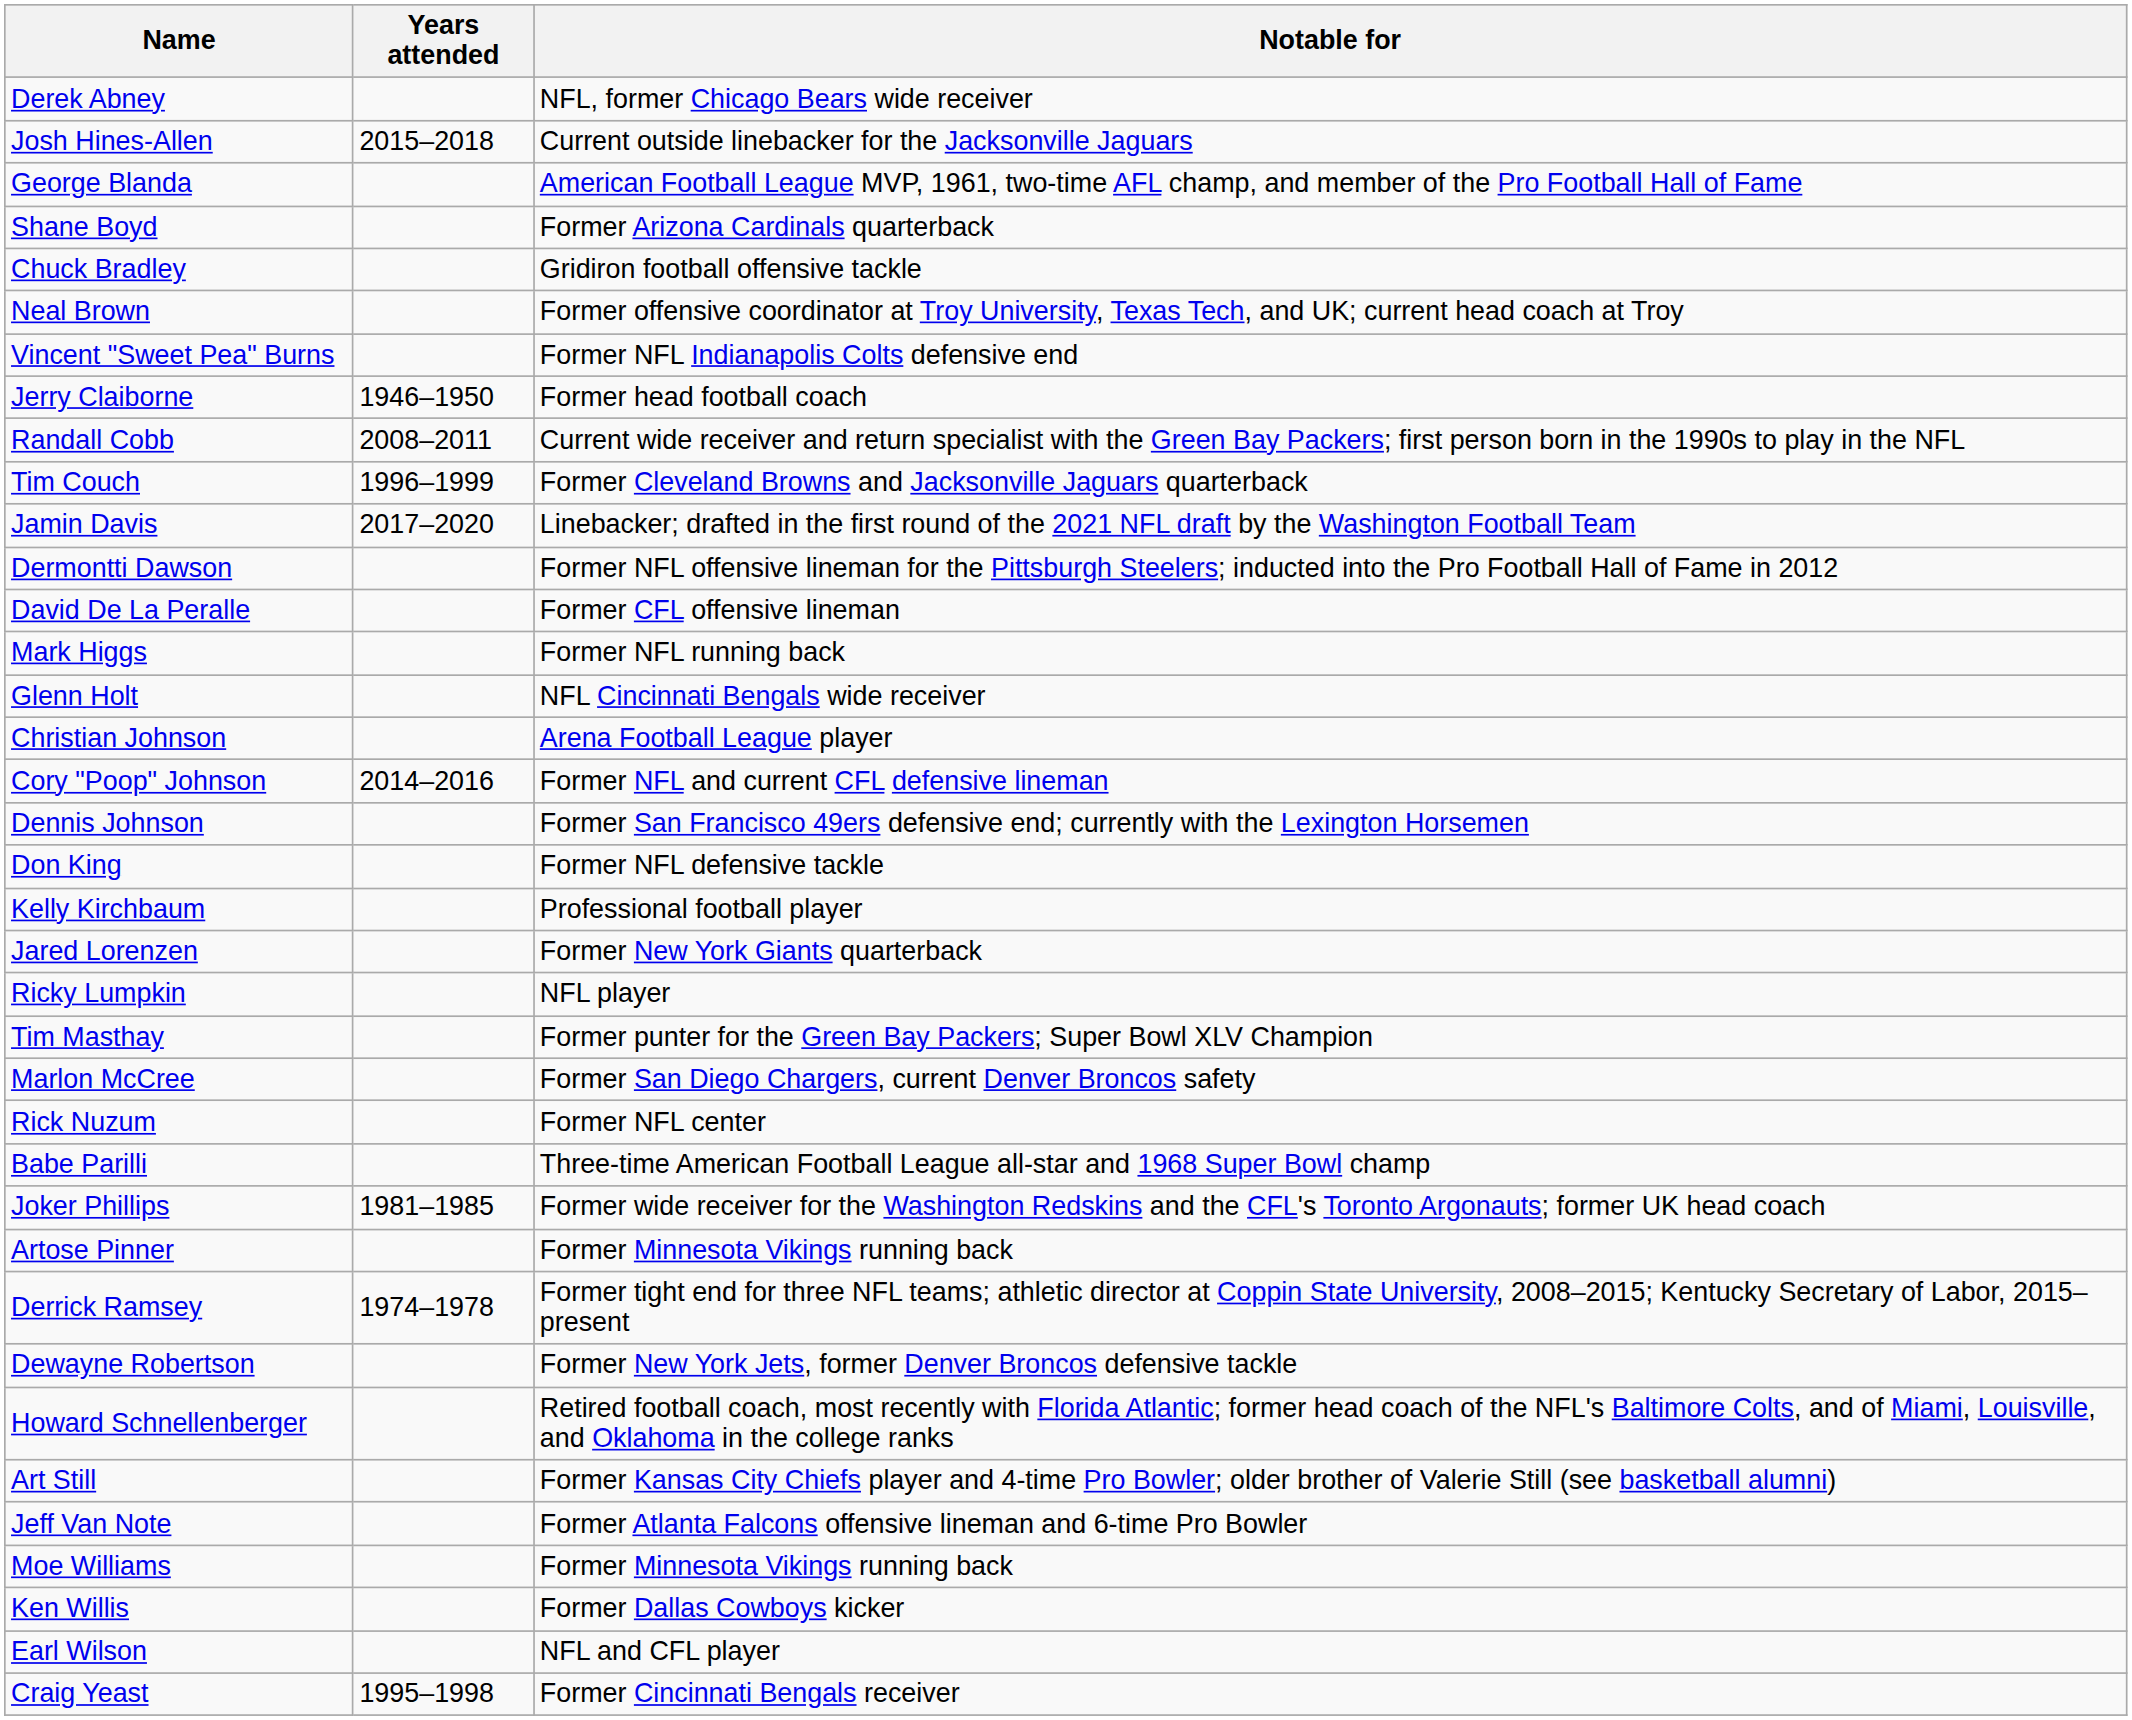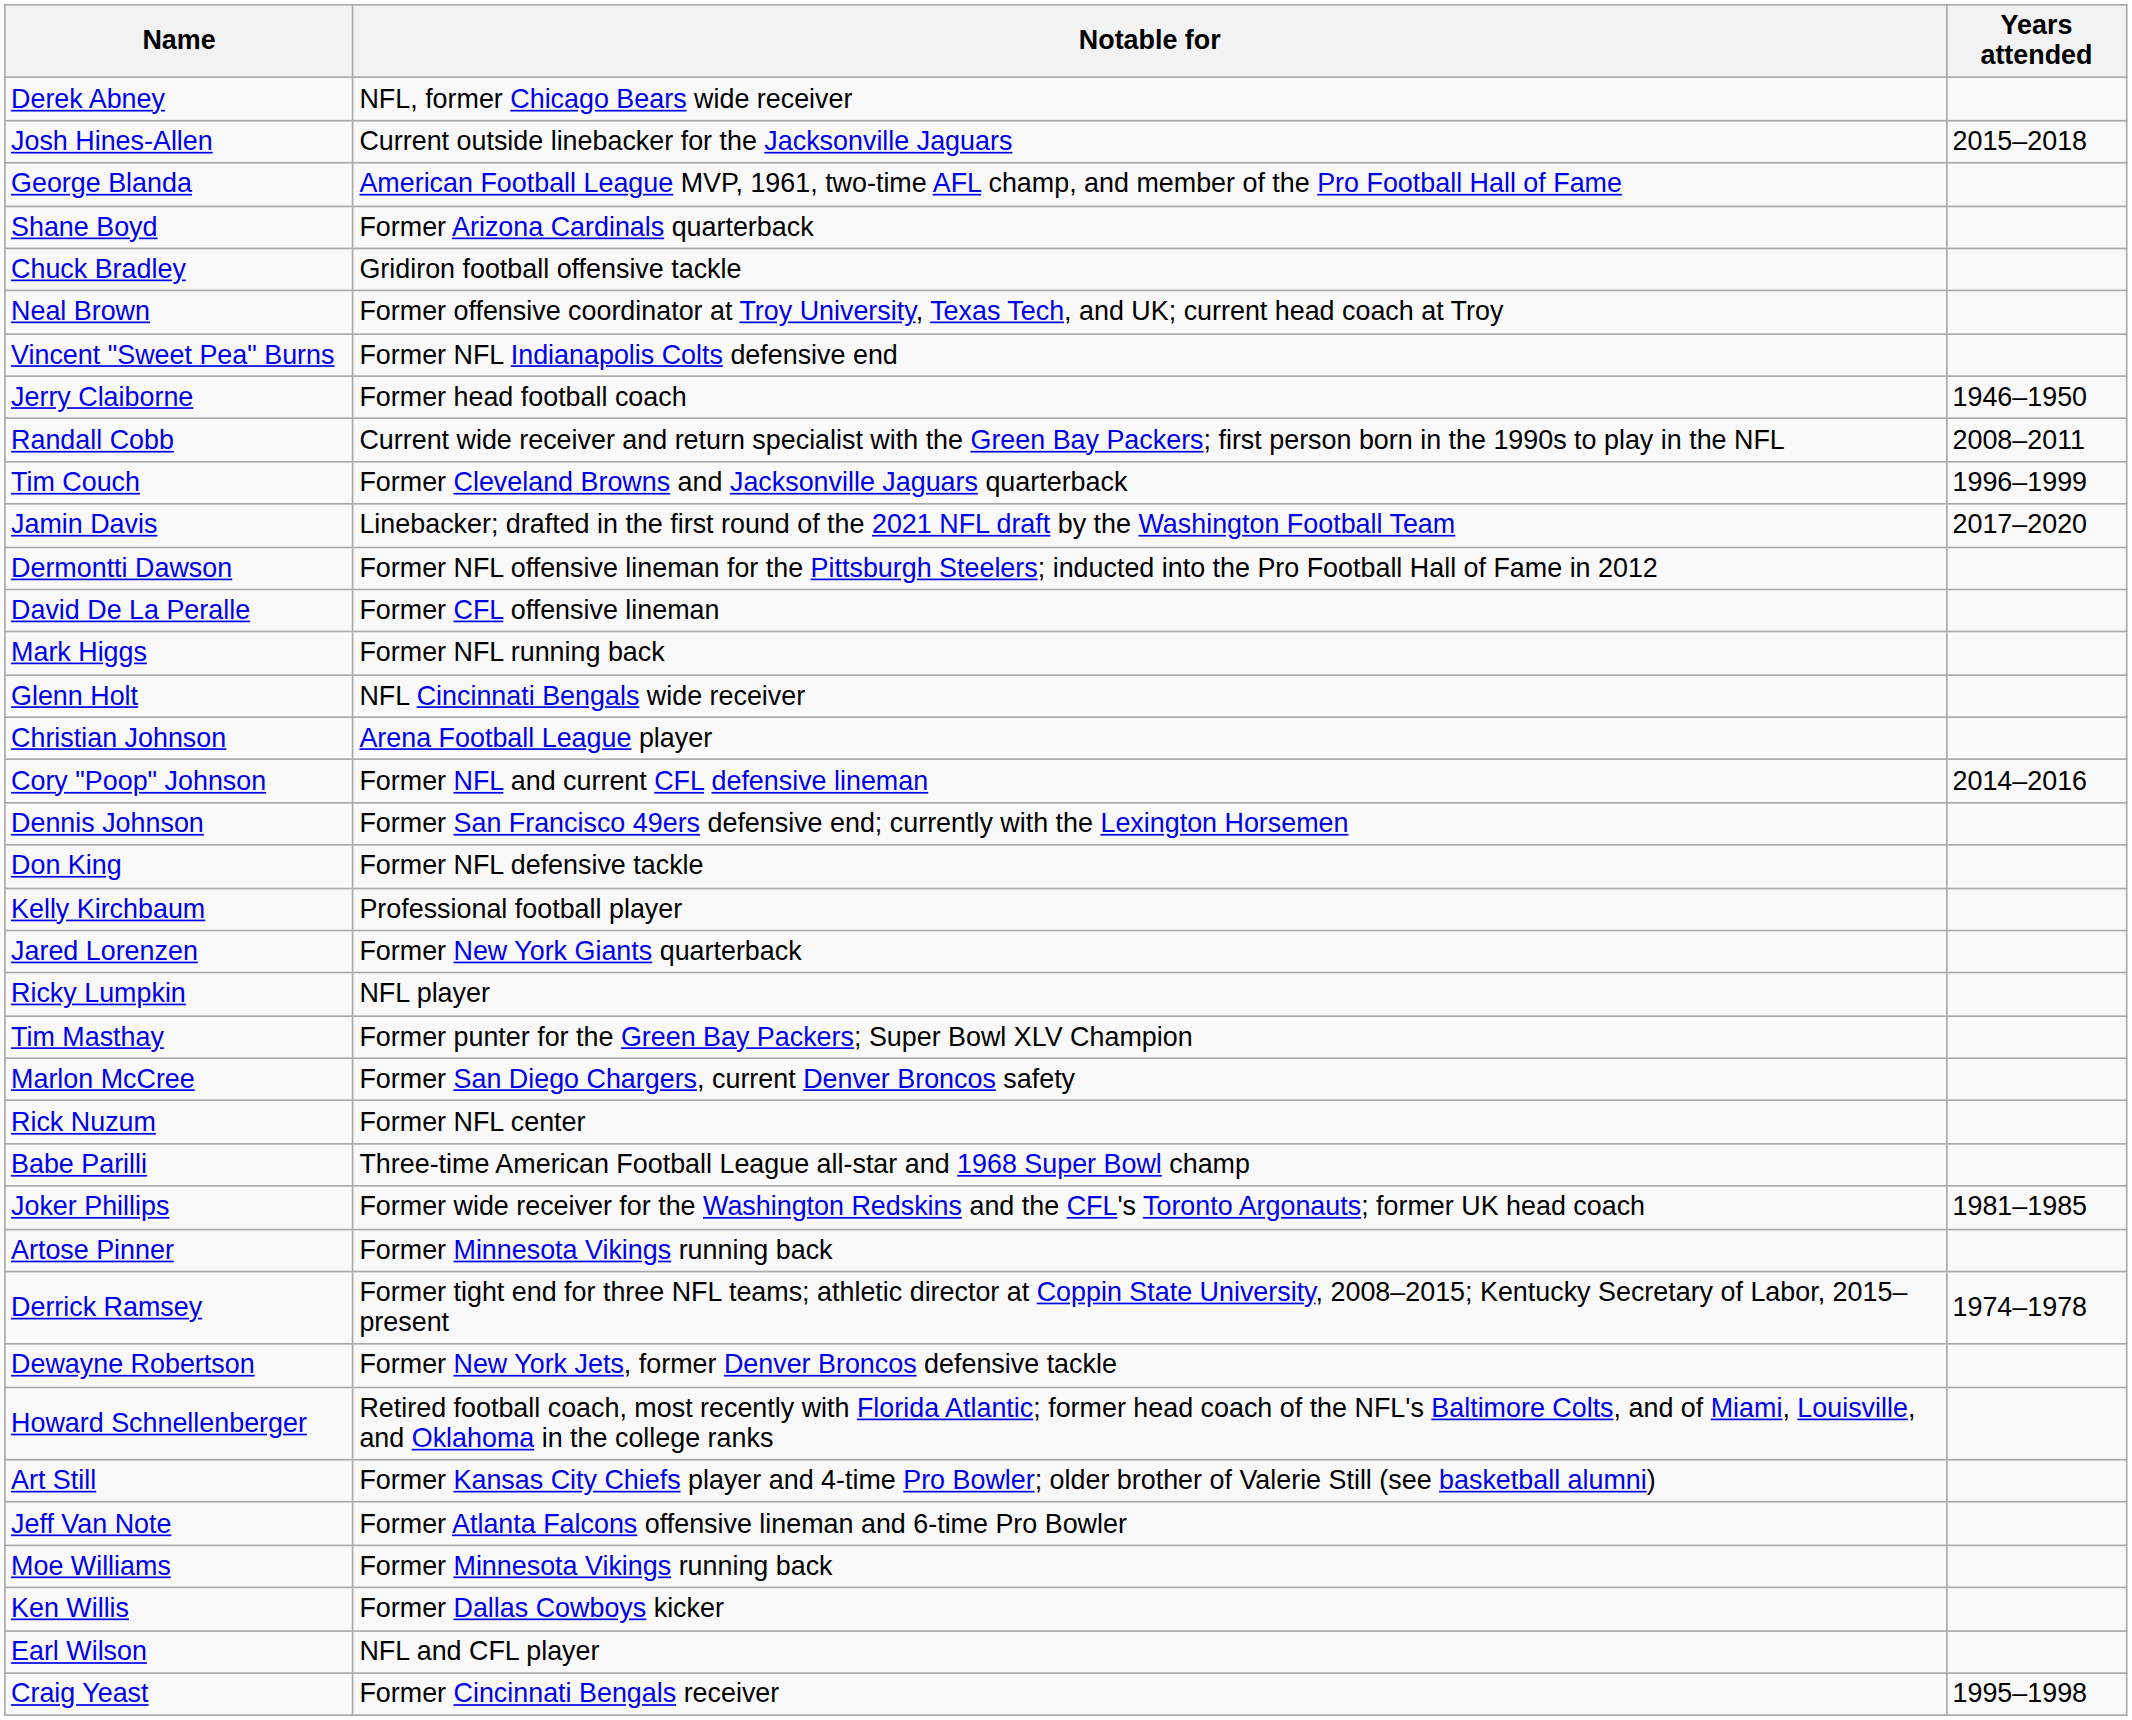columns swapped: (443, 40) <-> (1330, 40)
